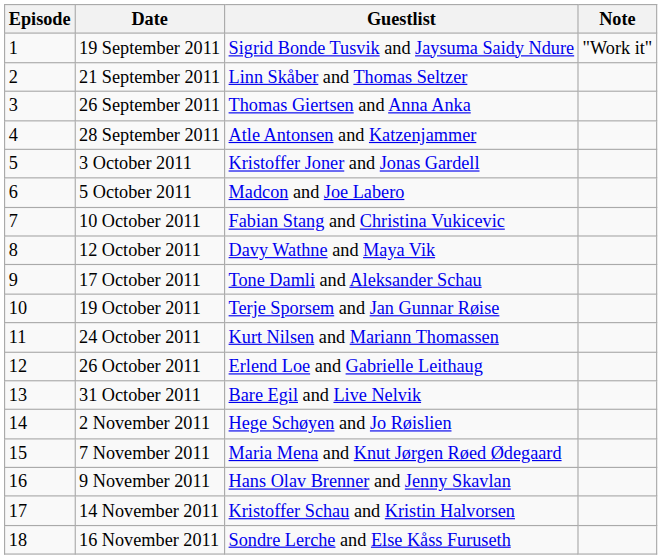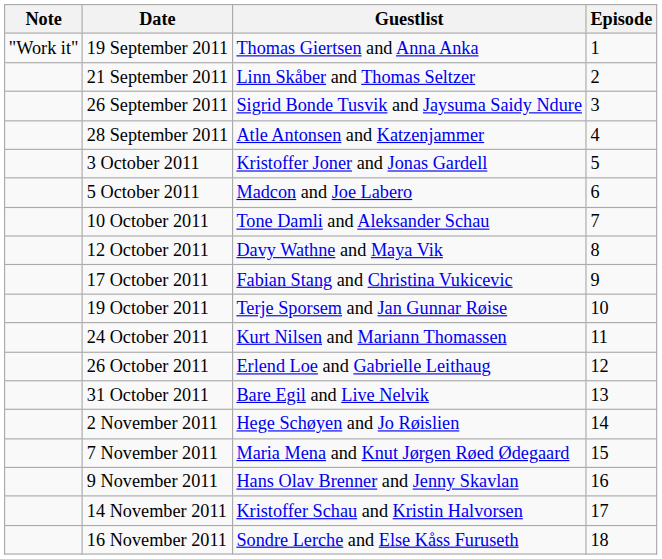columns swapped: (40, 18) <-> (617, 18)
(401, 47) Sigrid Bonde Tusvik and Jaysuma Saidy Ndure -> (357, 47) Thomas Giertsen and Anna Anka
(350, 105) Thomas Giertsen and Anna Anka -> (409, 105) Sigrid Bonde Tusvik and Jaysuma Saidy Ndure
(367, 221) Fabian Stang and Christina Vukicevic -> (363, 221) Tone Damli and Aleksander Schau
(355, 279) Tone Damli and Aleksander Schau -> (375, 279) Fabian Stang and Christina Vukicevic
